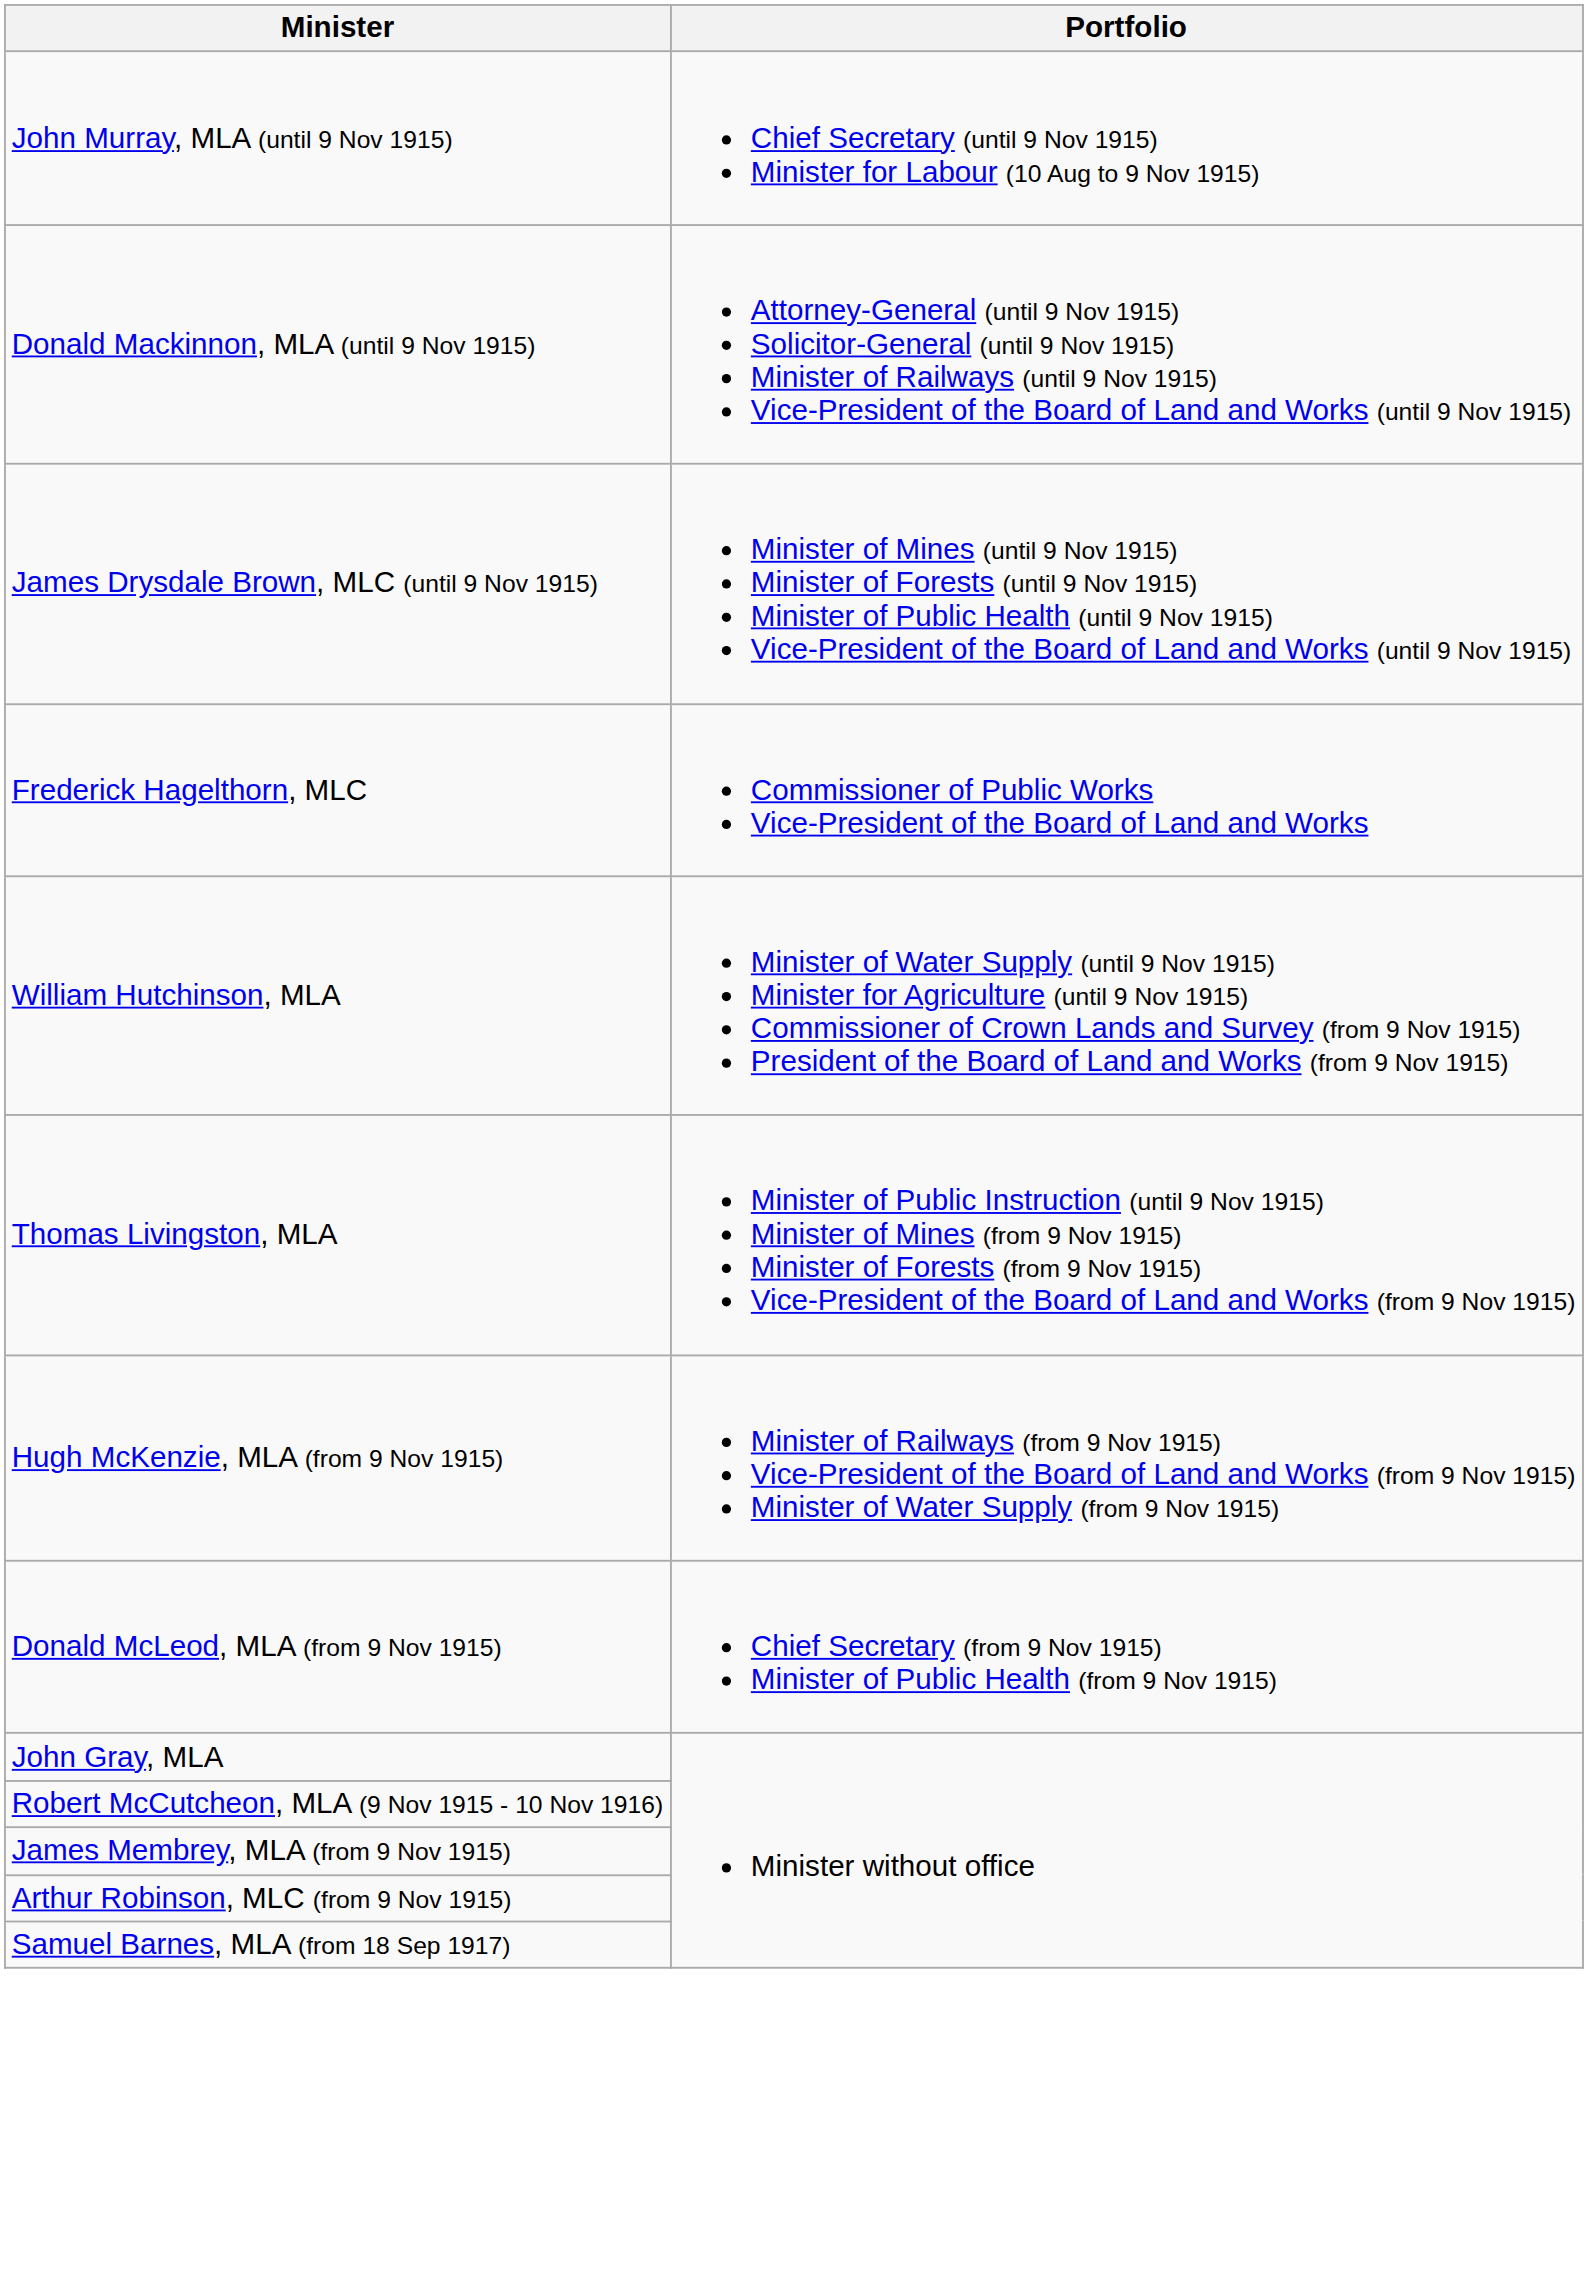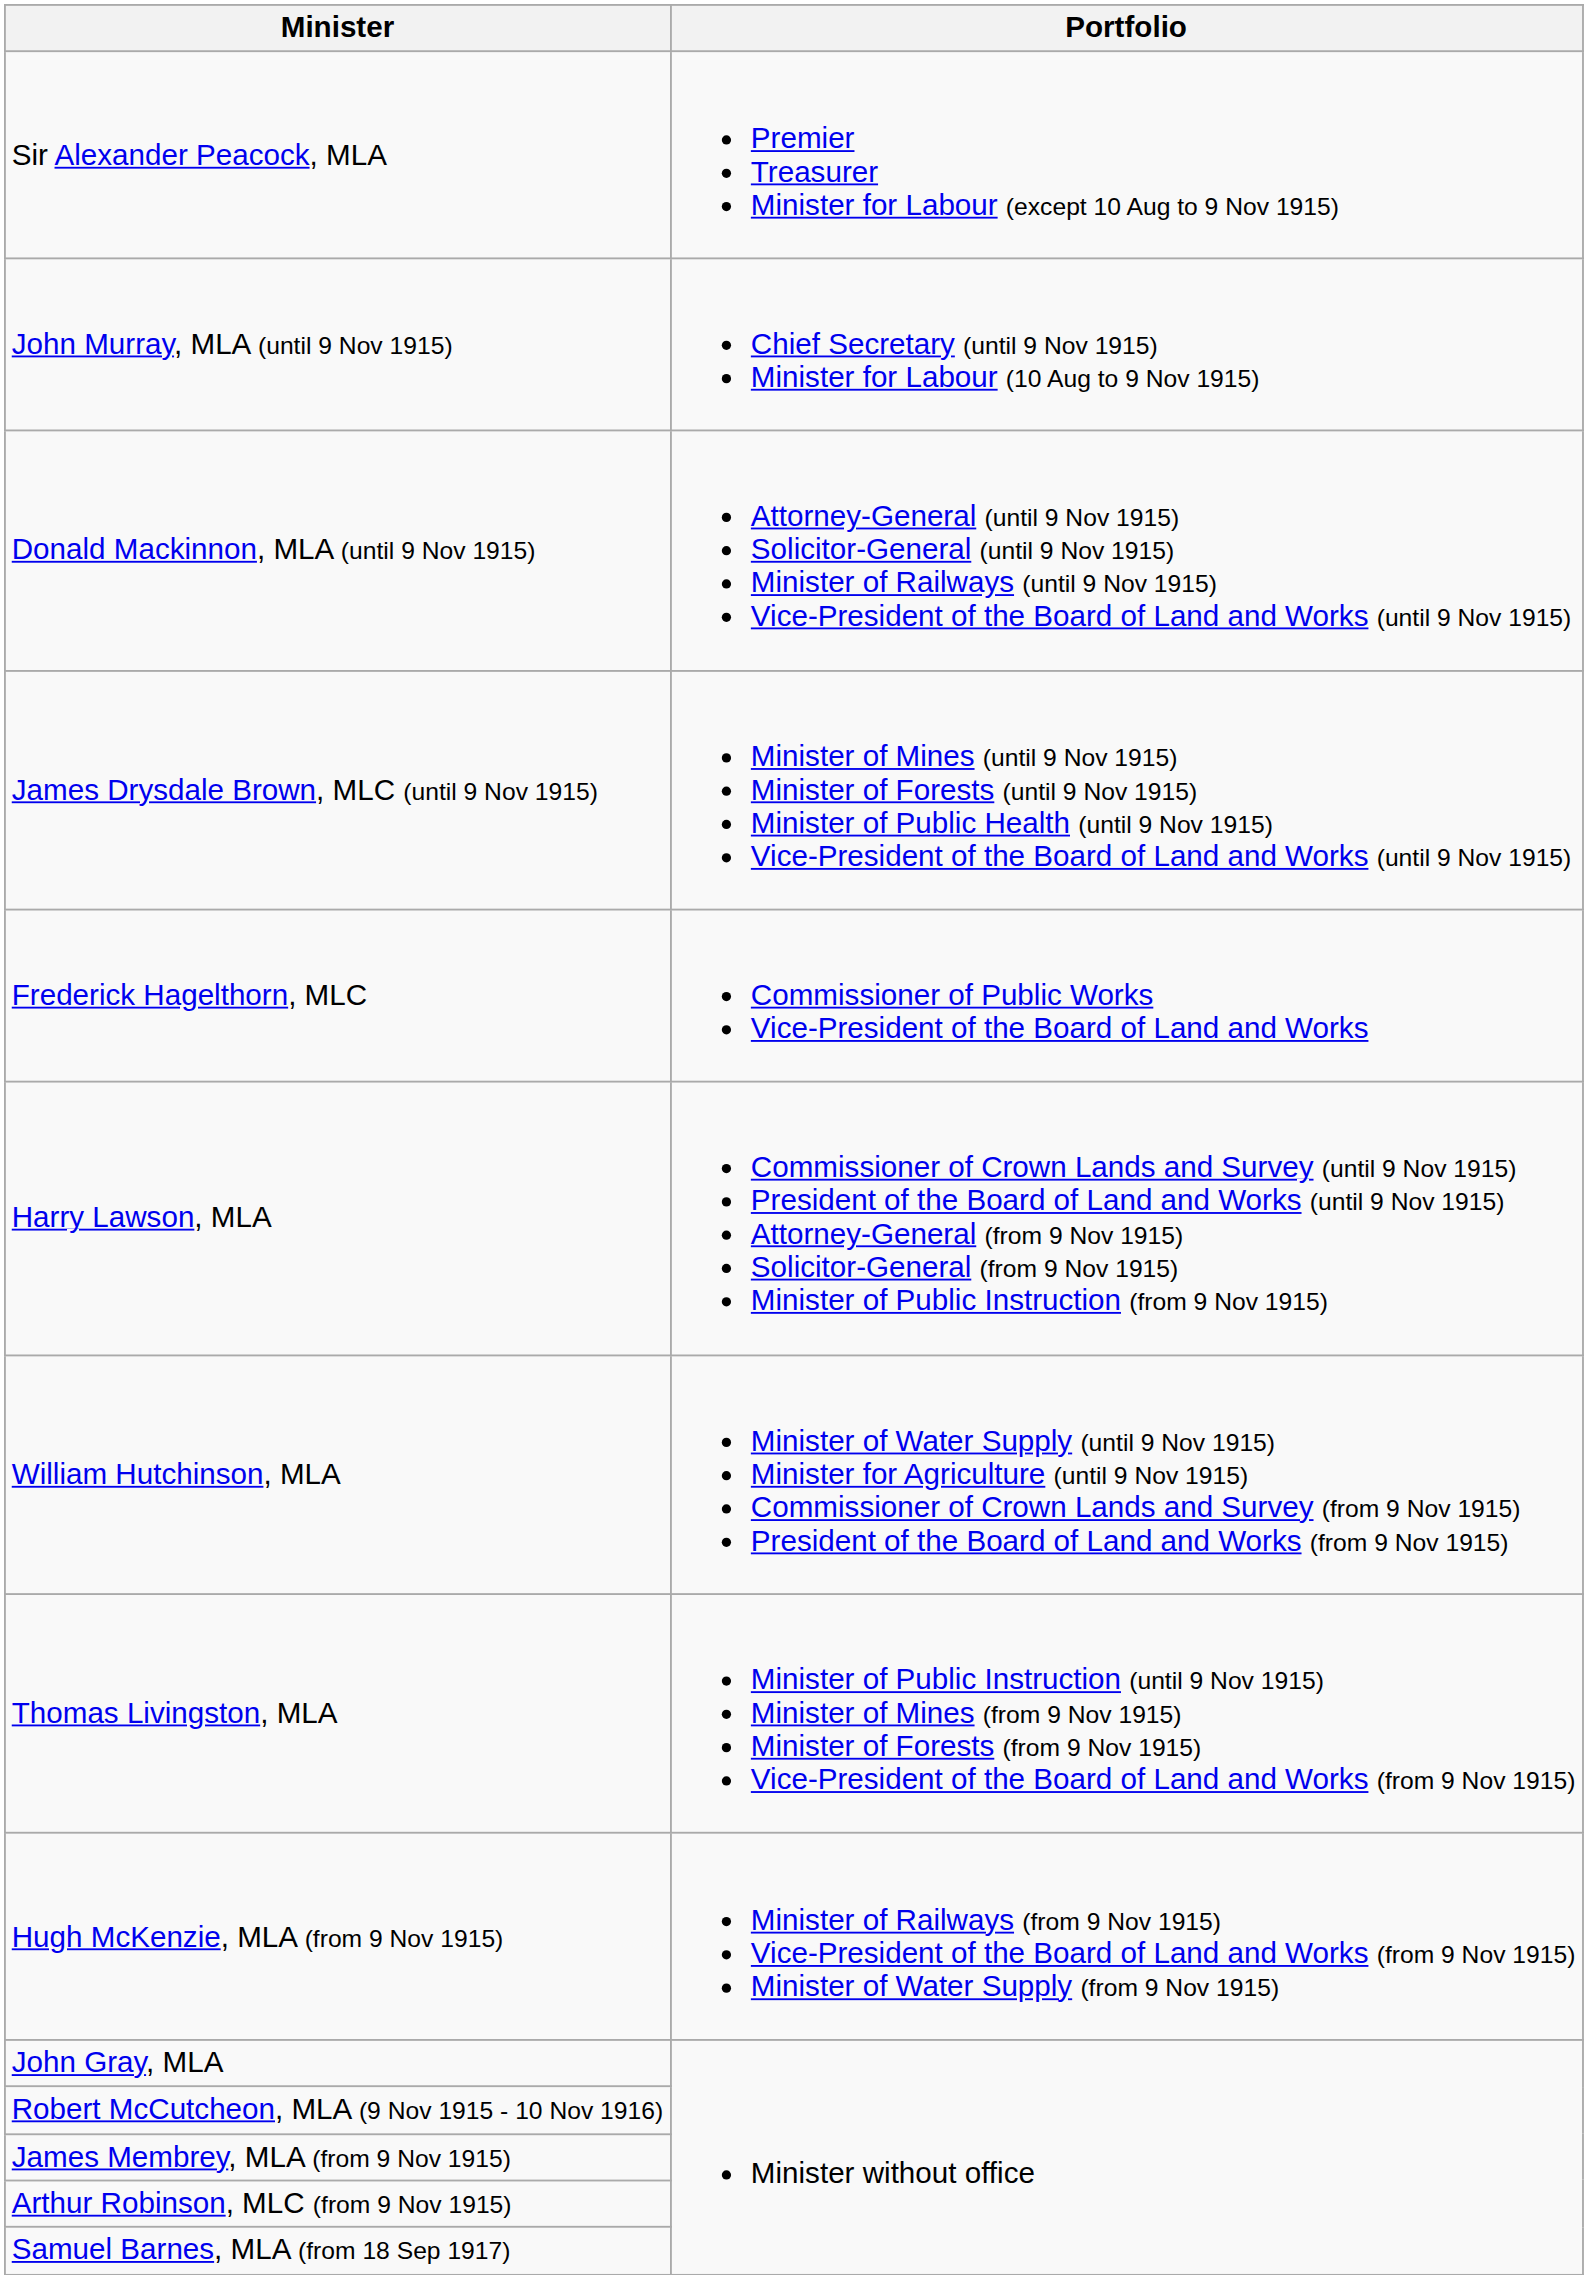+ row: (199, 154)
+ row: (142, 1217)
- row: (257, 1646)
